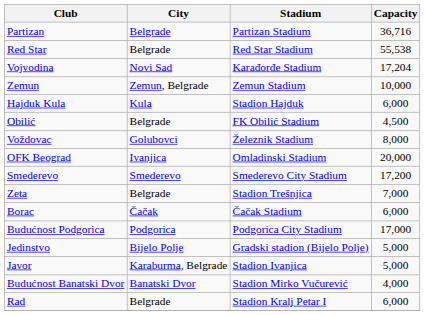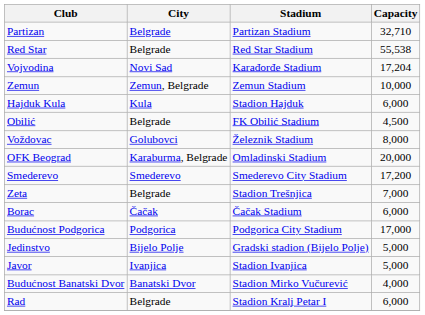(396, 31) 36,716 -> (396, 31) 32,710
(148, 157) Ivanjica -> (178, 157) Karaburma, Belgrade
(178, 265) Karaburma, Belgrade -> (148, 265) Ivanjica
